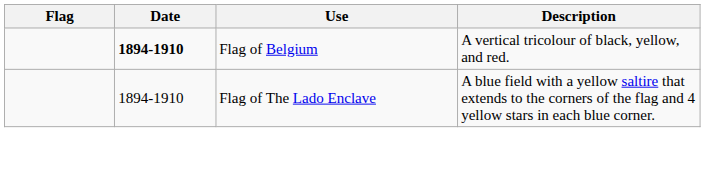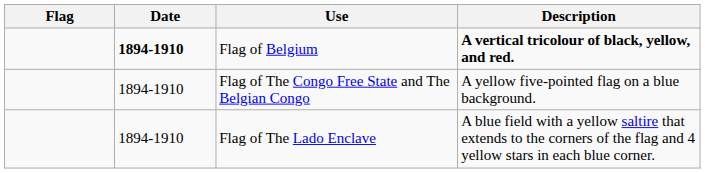(570, 48) normal -> (576, 48) bold
+ row: (334, 89)
